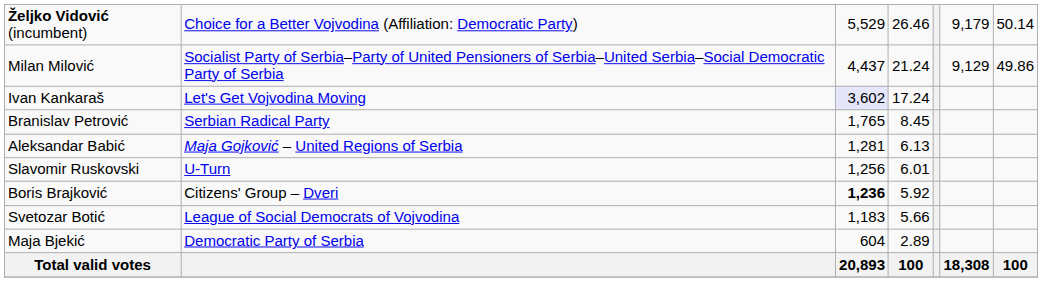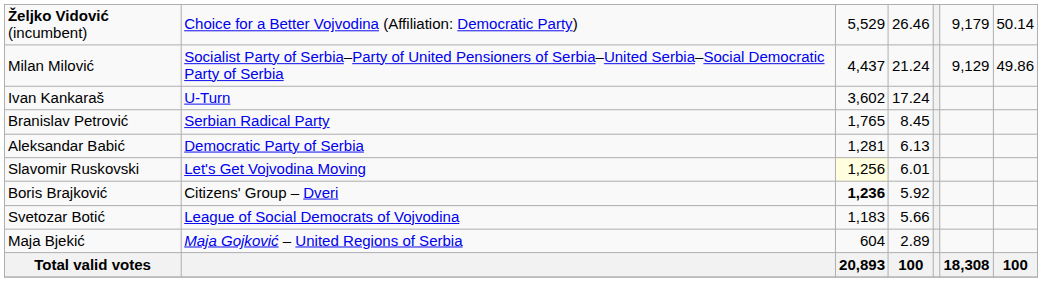(275, 97) Let's Get Vojvodina Moving -> (207, 97) U-Turn
(866, 97) lavender background -> (866, 97) no background
(323, 145) Maja Gojković – United Regions of Serbia -> (274, 145) Democratic Party of Serbia
(207, 169) U-Turn -> (275, 169) Let's Get Vojvodina Moving
(866, 169) no background -> (866, 169) lightyellow background
(274, 241) Democratic Party of Serbia -> (323, 241) Maja Gojković – United Regions of Serbia
